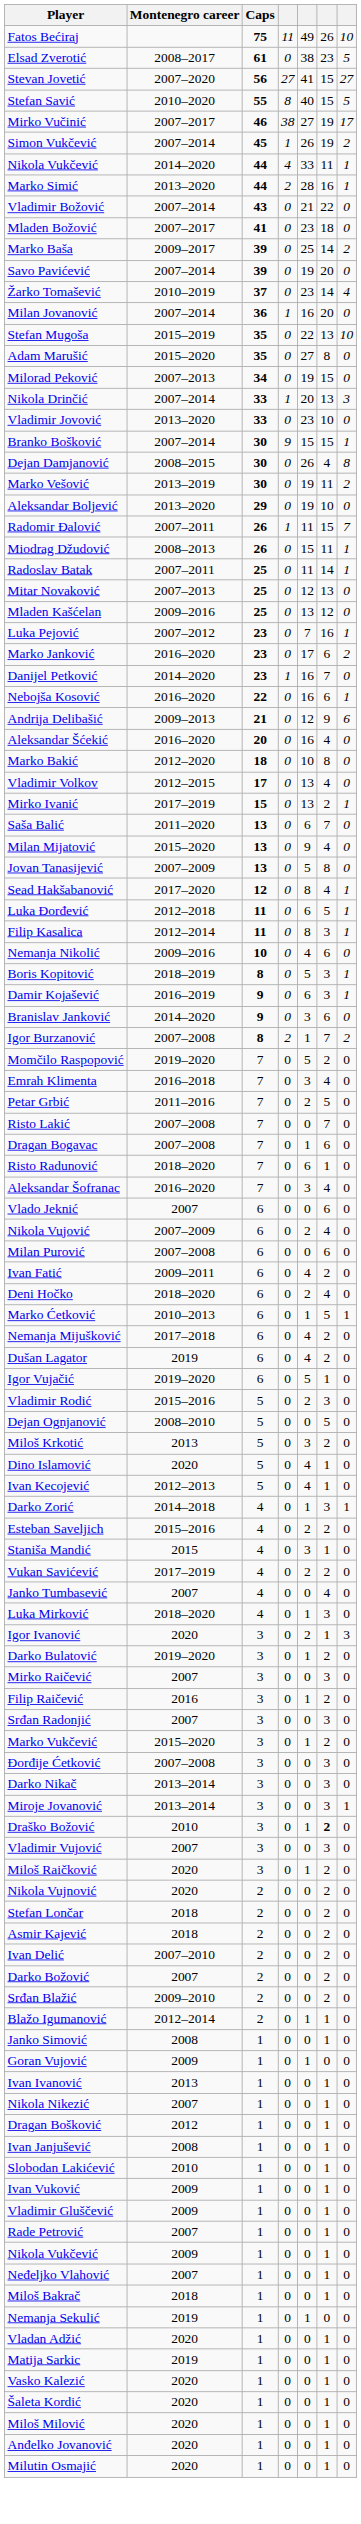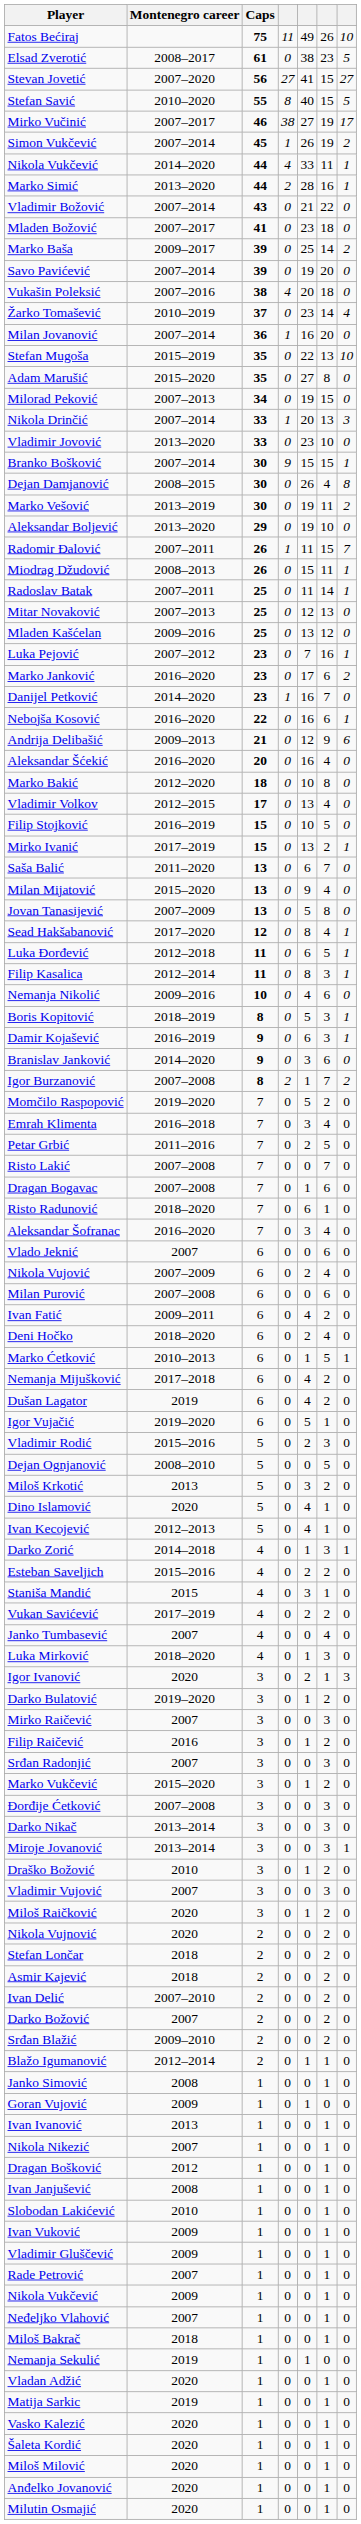+ row: (54, 292)
+ row: (48, 825)
(327, 1826) bold -> (327, 1869) normal
